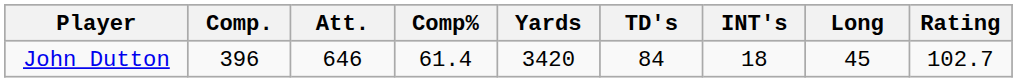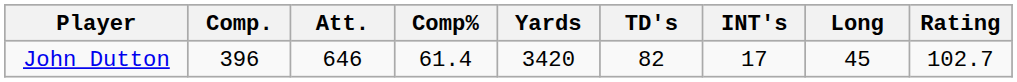(651, 59) 84 -> (651, 59) 82
(754, 59) 18 -> (754, 59) 17
